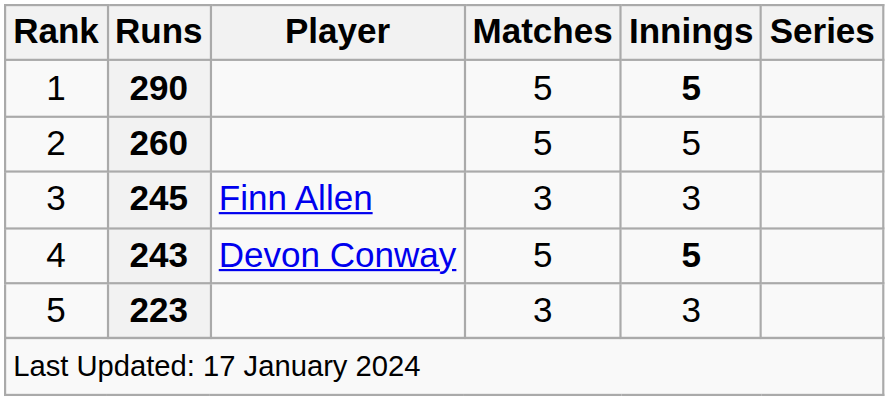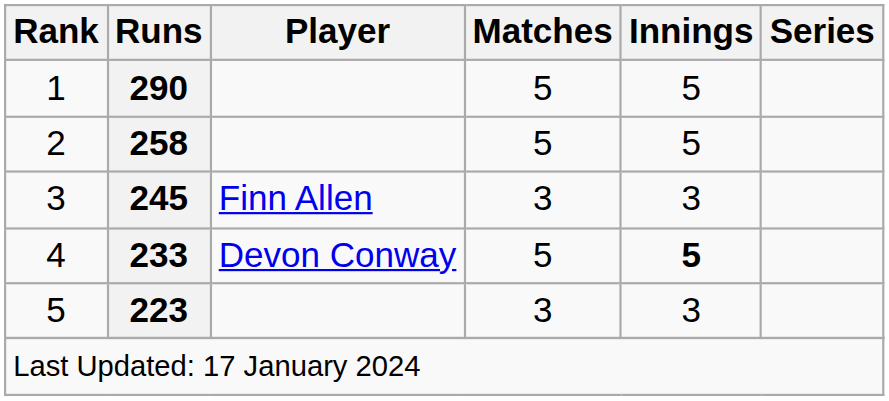(691, 87) bold -> (691, 87) normal
(159, 143) 260 -> (159, 143) 258
(159, 254) 243 -> (159, 254) 233
